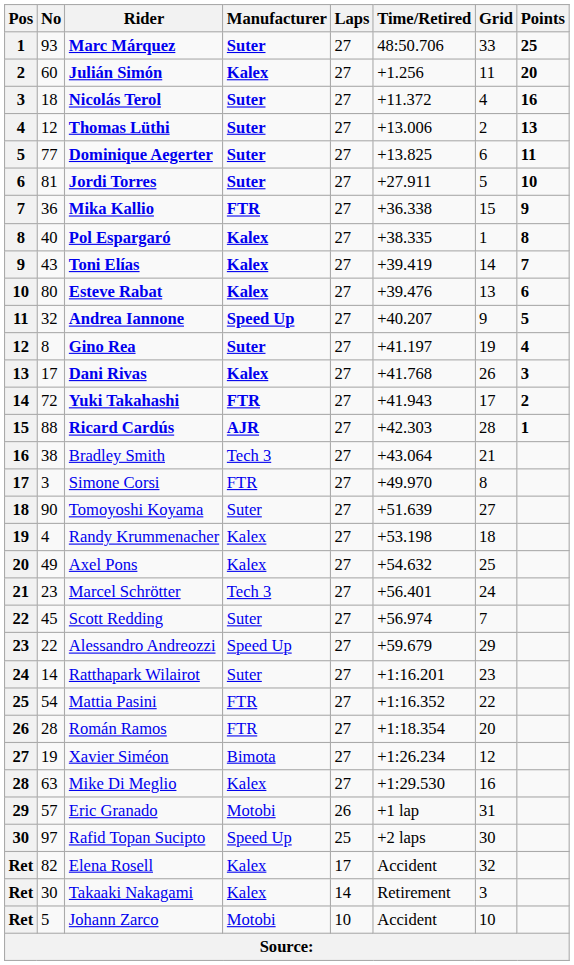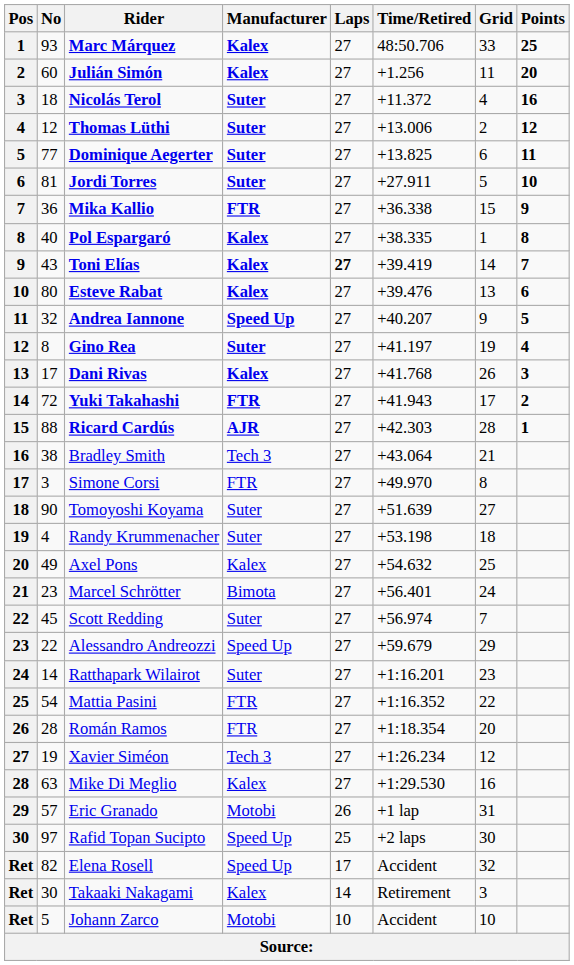(246, 45) Suter -> (248, 45) Kalex
(529, 127) 13 -> (529, 127) 12
(343, 264) normal -> (343, 264) bold
(247, 537) Kalex -> (244, 537) Suter
(249, 592) Tech 3 -> (251, 592) Bimota
(251, 755) Bimota -> (249, 755) Tech 3
(247, 865) Kalex -> (259, 865) Speed Up
